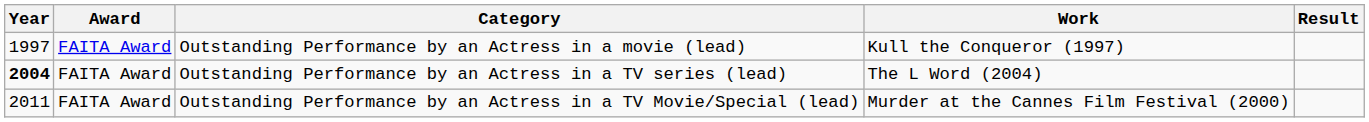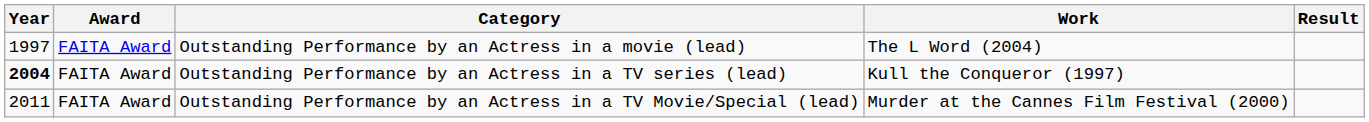(996, 47) Kull the Conqueror (1997) -> (955, 47) The L Word (2004)
(955, 75) The L Word (2004) -> (996, 75) Kull the Conqueror (1997)
